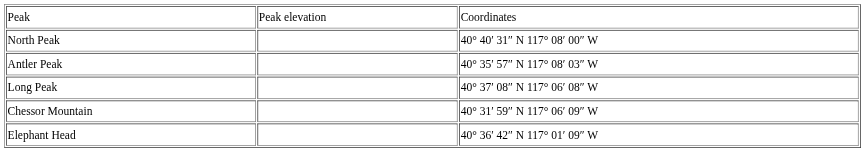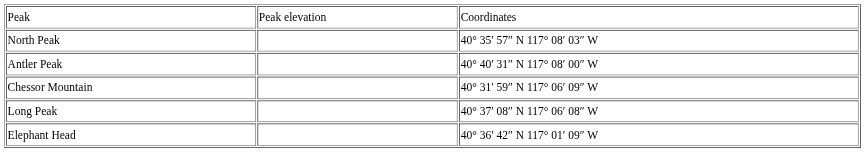(529, 40) 40° 40′ 31″ N 117° 08′ 00″ W -> (529, 40) 40° 35′ 57″ N 117° 08′ 03″ W
(529, 64) 40° 35′ 57″ N 117° 08′ 03″ W -> (529, 64) 40° 40′ 31″ N 117° 08′ 00″ W
rows swapped: (32, 87) <-> (50, 111)
